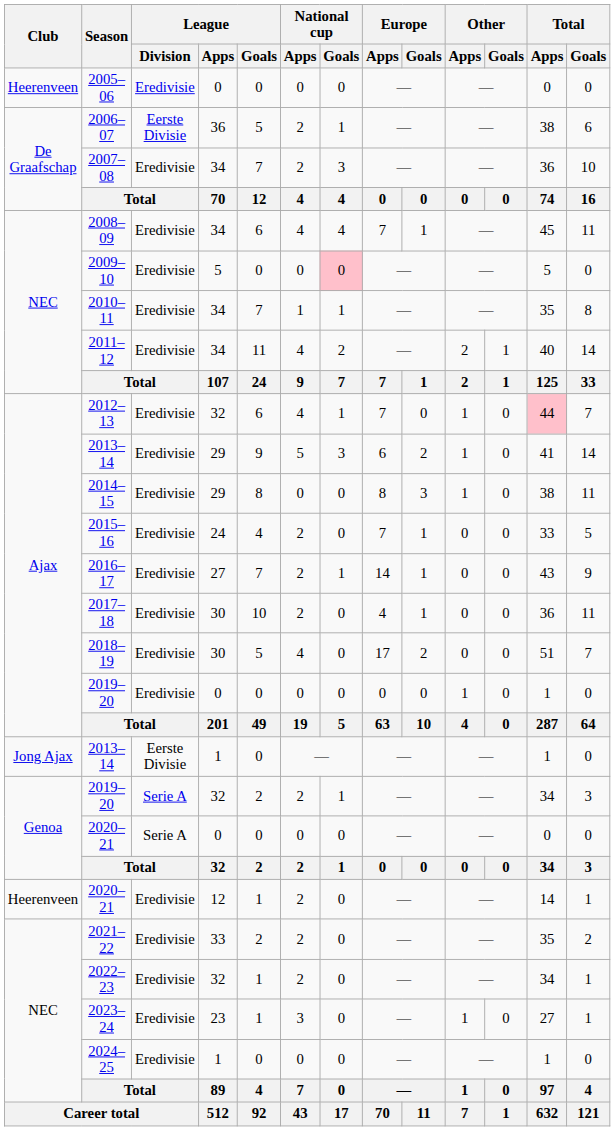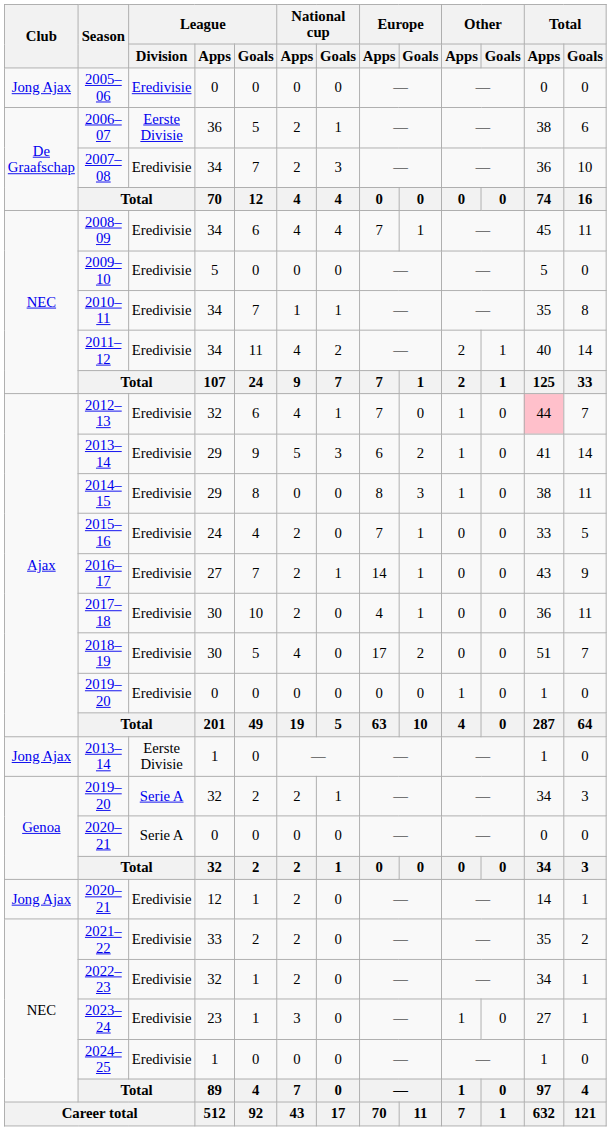(43, 87) Heerenveen -> (41, 87) Jong Ajax
(341, 270) pink background -> (338, 270) no background
(43, 899) Heerenveen -> (41, 899) Jong Ajax
